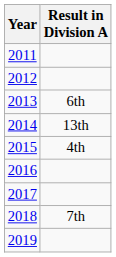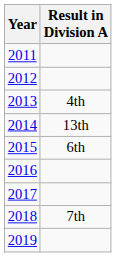(76, 101) 6th -> (76, 101) 4th
(76, 147) 4th -> (76, 147) 6th
